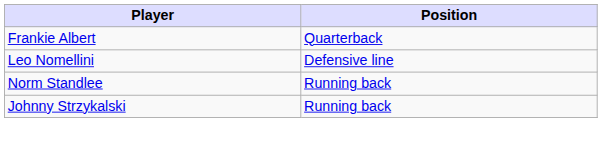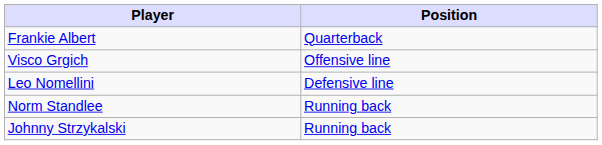+ row: (48, 60)
